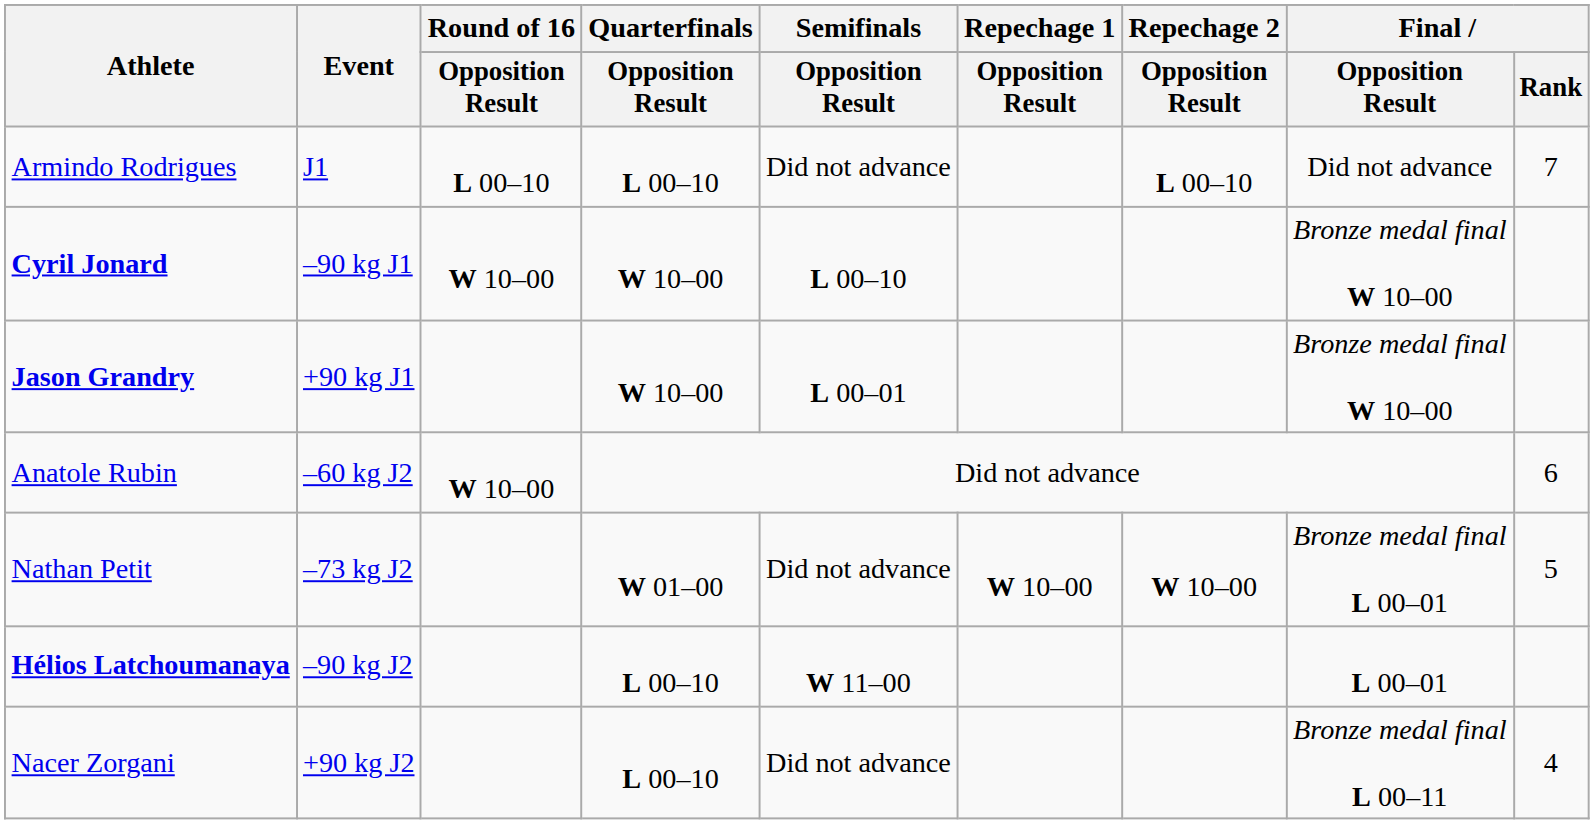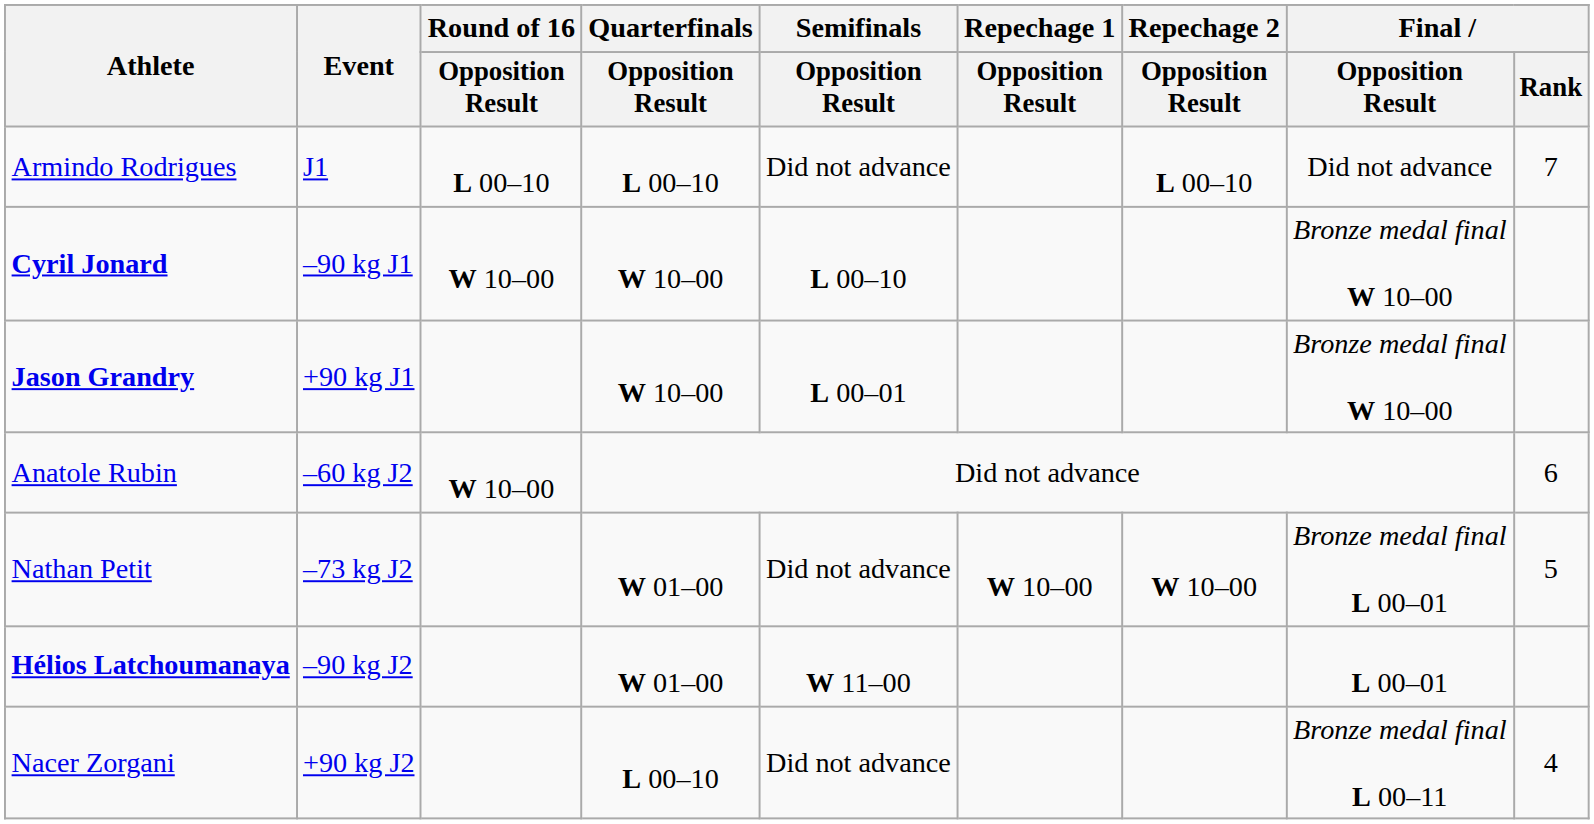(671, 682) L 00–10 -> (671, 682) W 01–00
